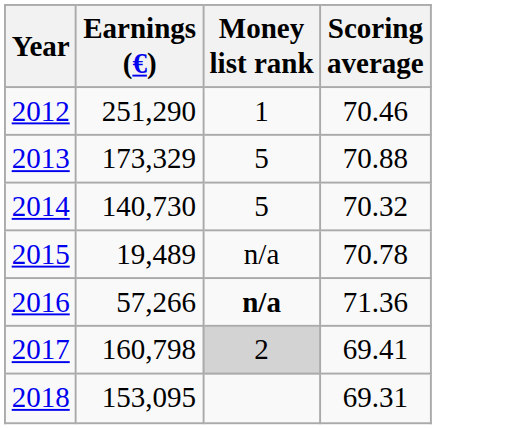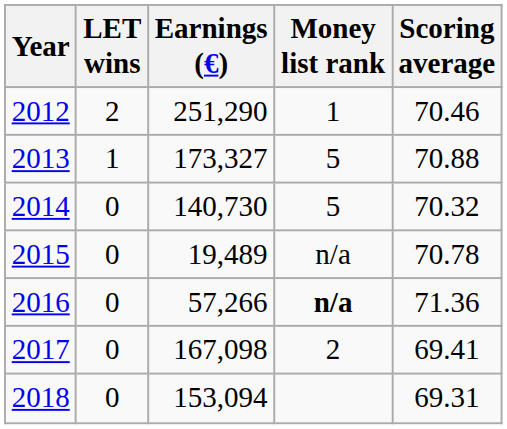+ column: (112, 45)
(149, 158) 173,329 -> (220, 158) 173,327
(149, 350) 160,798 -> (220, 350) 167,098
(262, 350) lightgrey background -> (333, 350) no background
(149, 398) 153,095 -> (220, 398) 153,094
